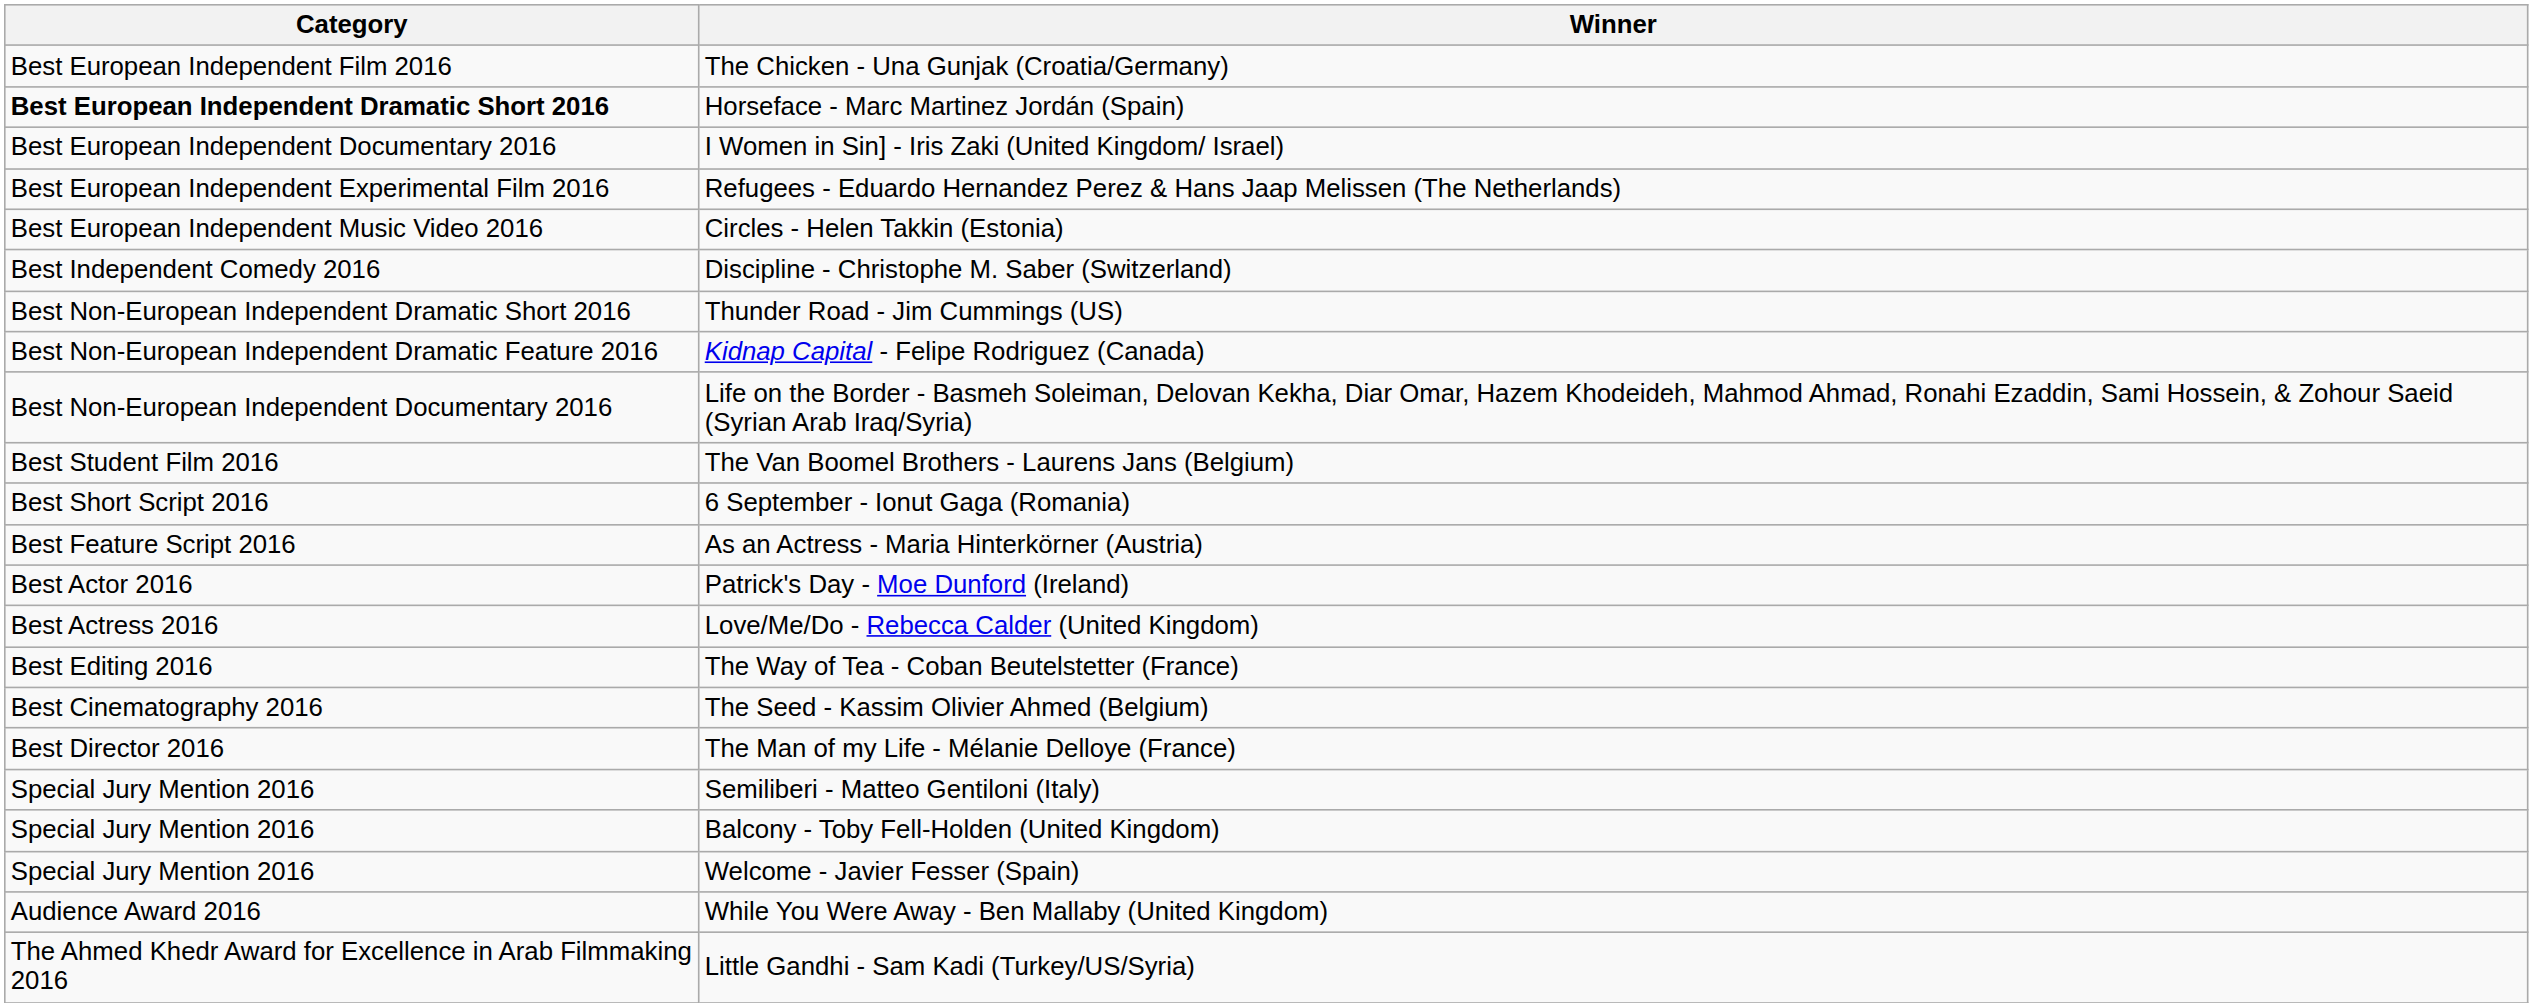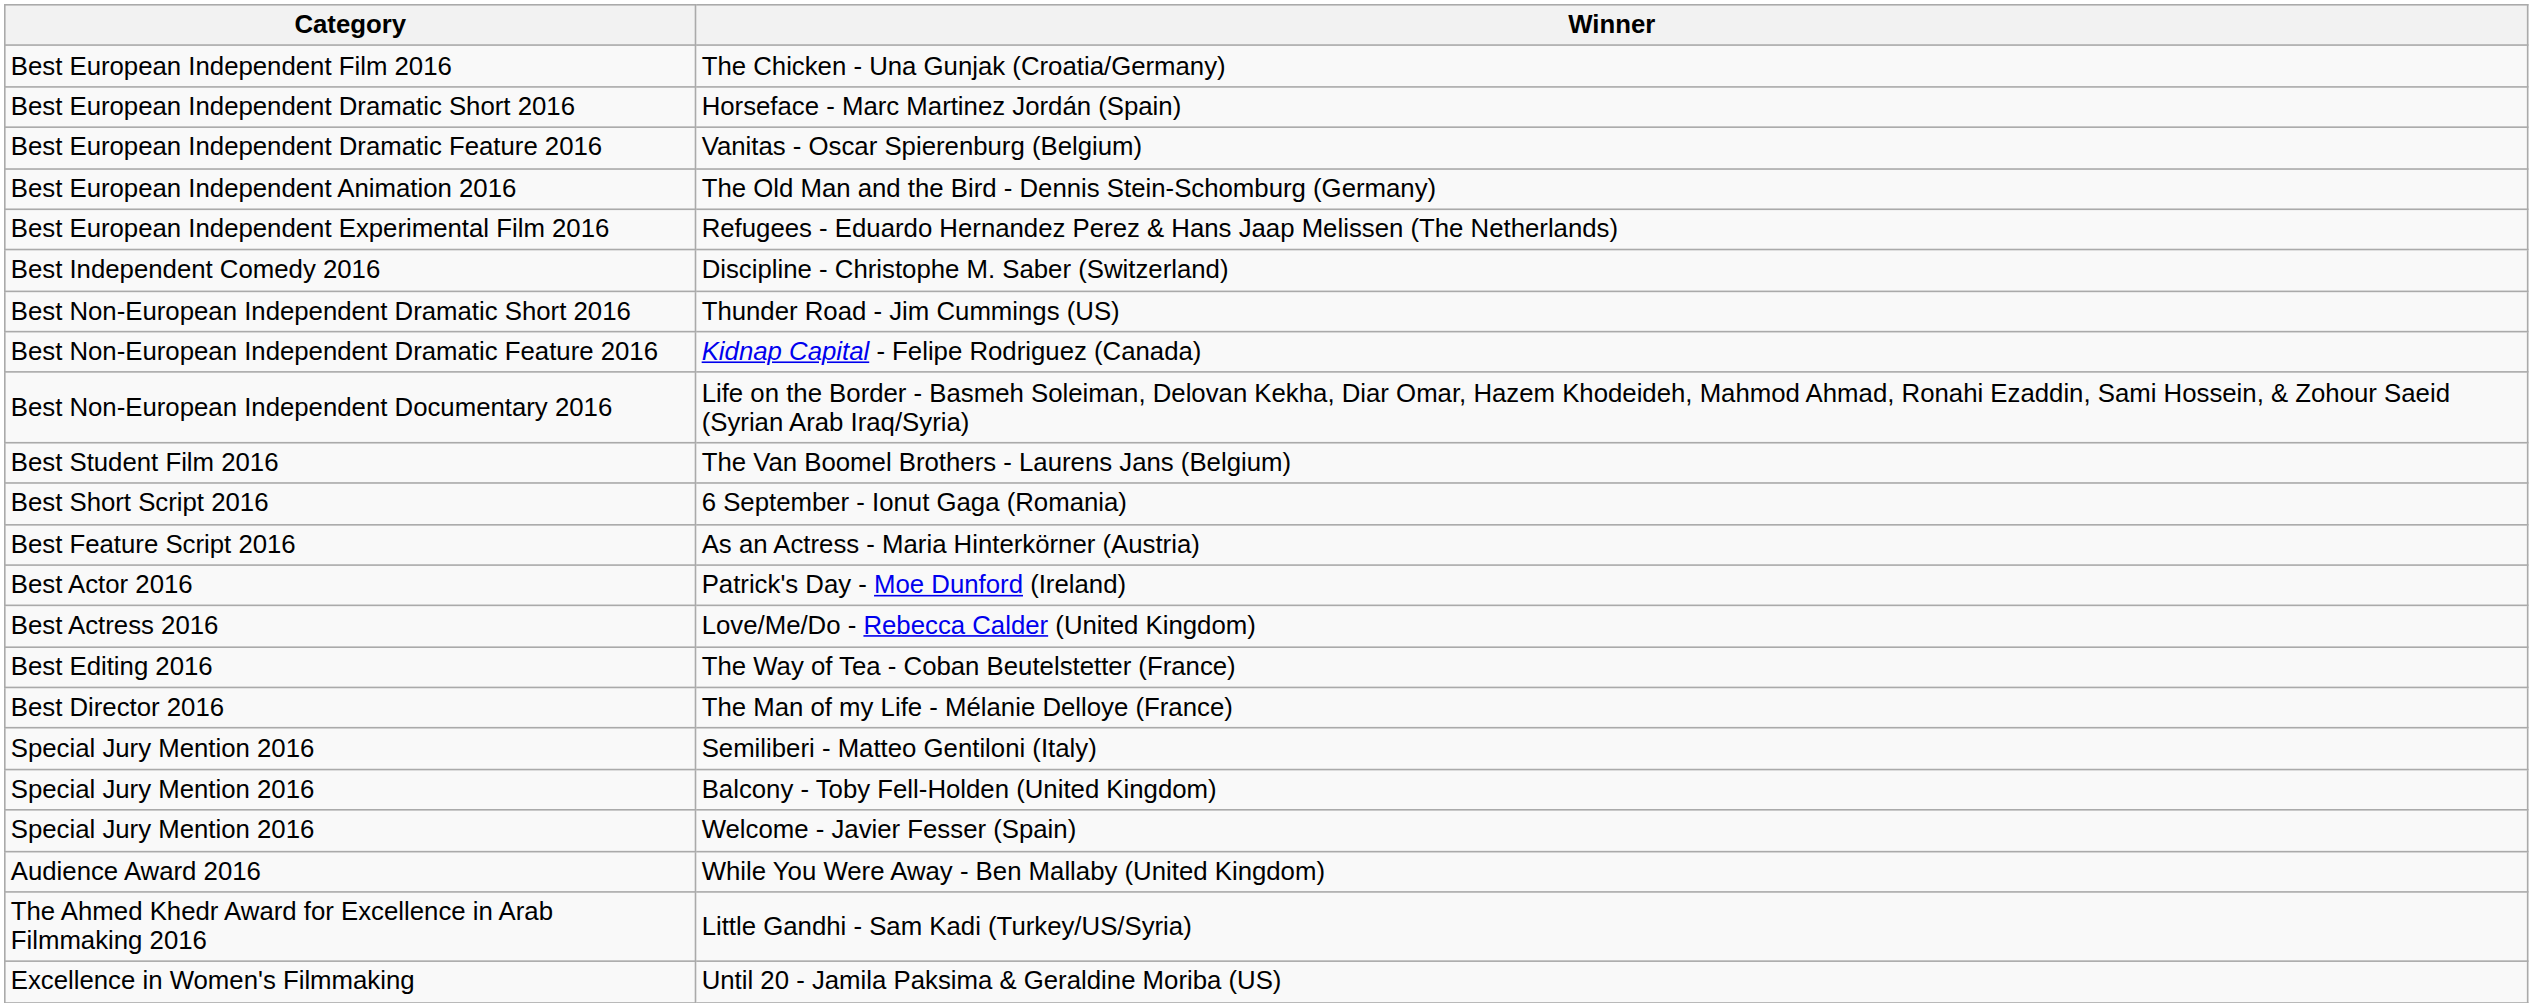(310, 106) bold -> (293, 106) normal
+ row: (922, 147)
- row: (994, 147)
+ row: (1069, 188)
- row: (884, 229)
- row: (957, 707)
+ row: (992, 981)
